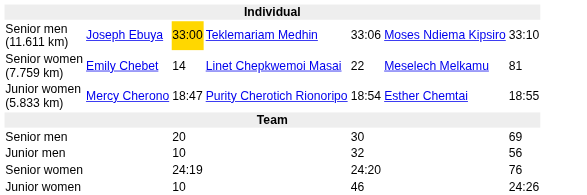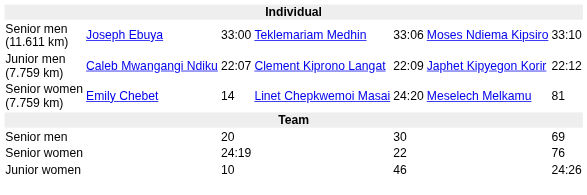(187, 35) gold background -> (236, 35) no background
+ row: (35, 66)
(357, 66) 22 -> (408, 96) 24:20
- row: (43, 96)
- row: (35, 153)
(366, 170) 24:20 -> (400, 153) 22
